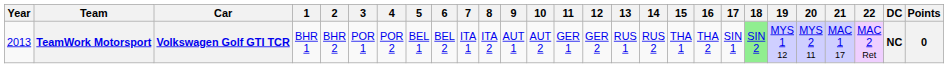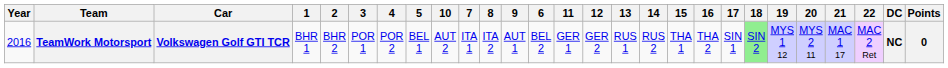columns swapped: (445, 13) <-> (540, 13)
(19, 42) 2013 -> (19, 42) 2016
